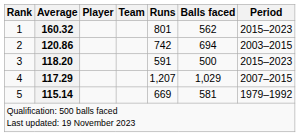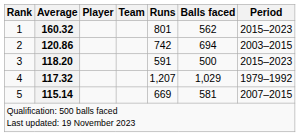(57, 78) 117.29 -> (57, 78) 117.32
(266, 78) 2007–2015 -> (266, 78) 1979–1992
(266, 95) 1979–1992 -> (266, 95) 2007–2015
